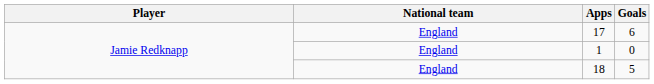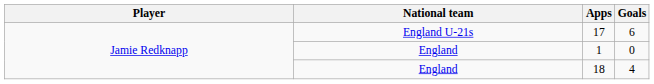(438, 32) England -> (438, 32) England U-21s
(632, 69) 5 -> (632, 69) 4
